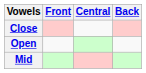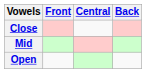rows swapped: (24, 60) <-> (24, 44)
